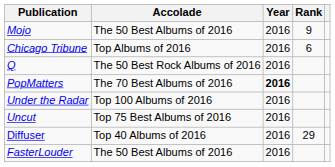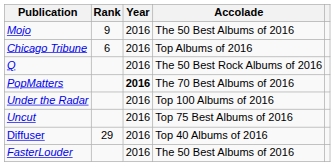columns swapped: (177, 13) <-> (309, 13)
